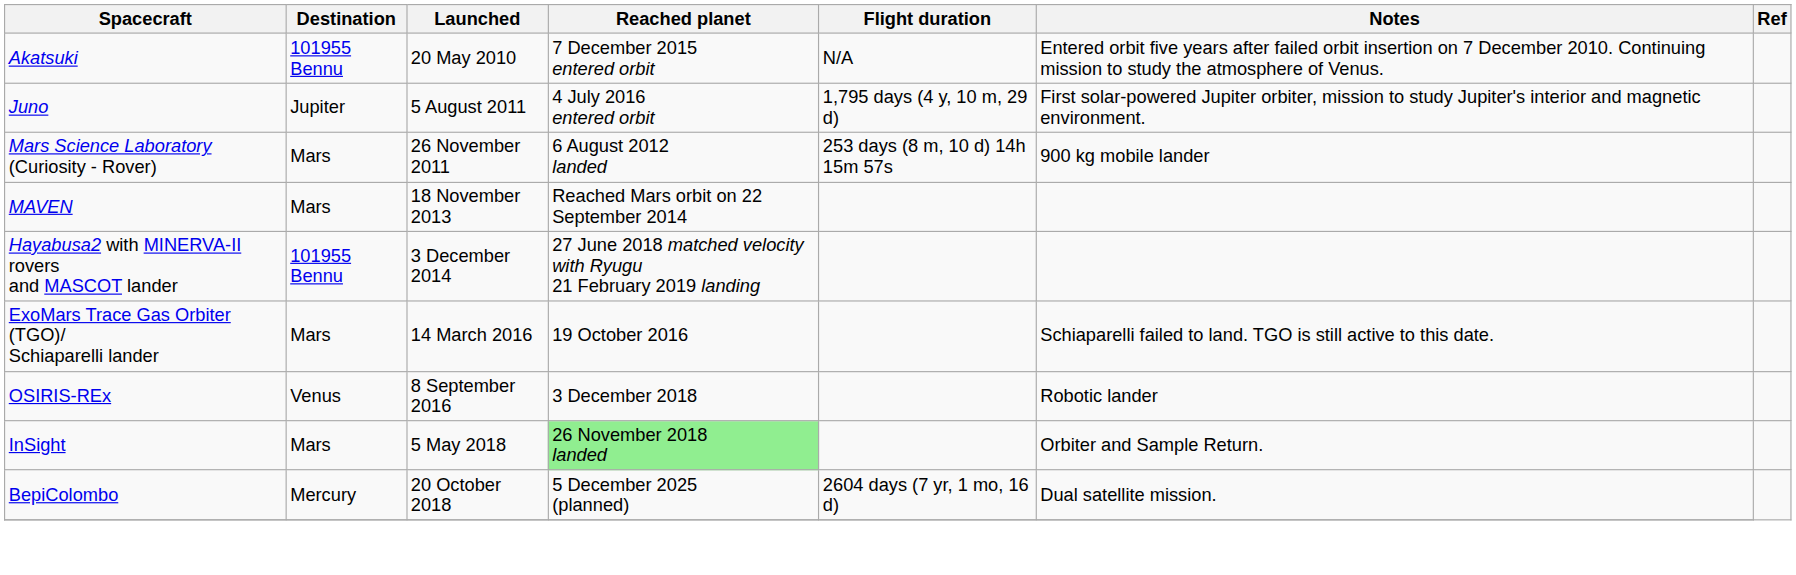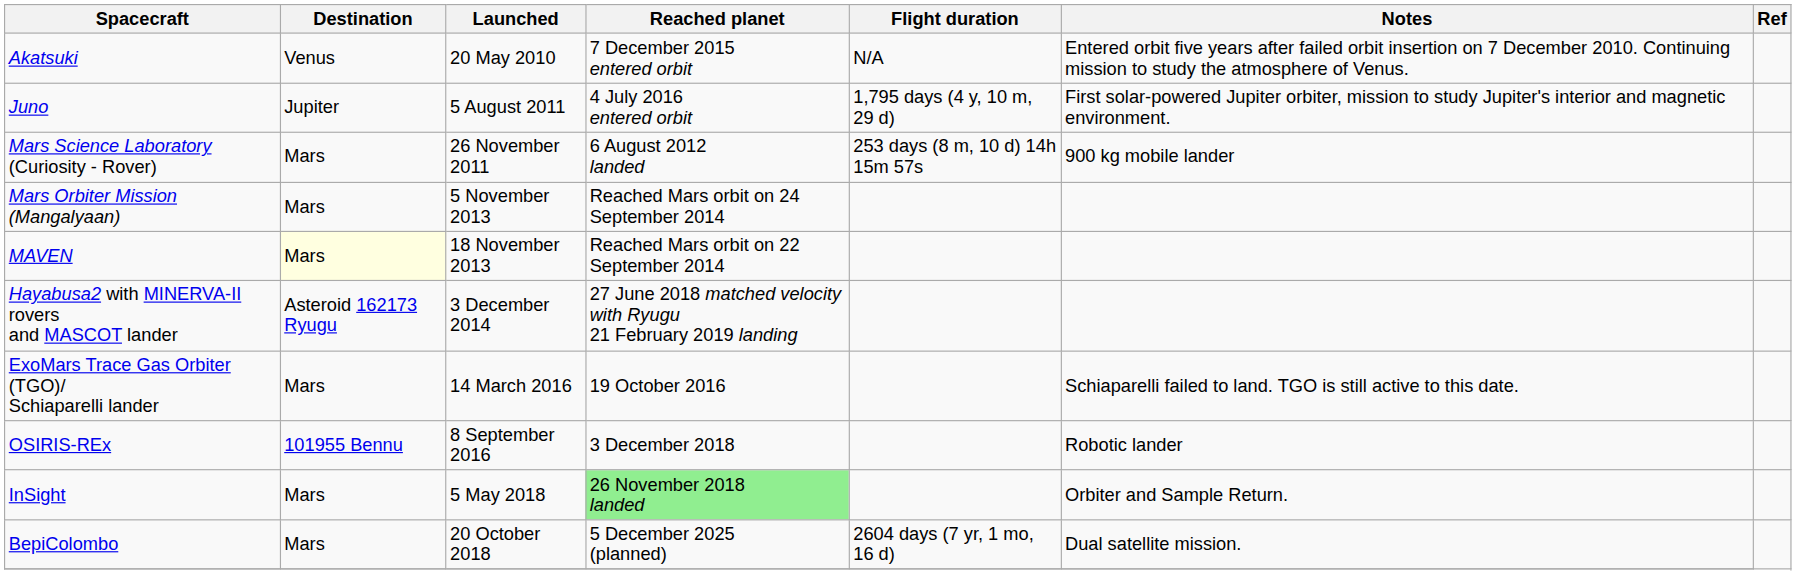(321, 58) 101955 Bennu -> (310, 58) Venus
+ row: (93, 206)
(310, 206) no background -> (304, 255) lightyellow background
(321, 266) 101955 Bennu -> (351, 315) Asteroid 162173 Ryugu
(316, 395) Venus -> (344, 445) 101955 Bennu
(323, 494) Mercury -> (304, 544) Mars
